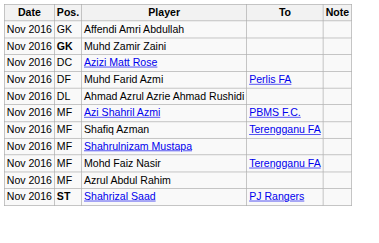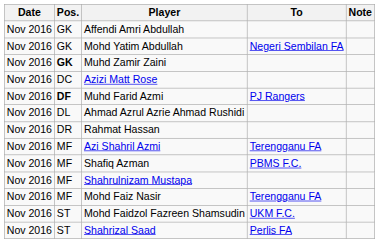+ row: (133, 46)
(64, 79) normal -> (64, 96) bold
(270, 79) Perlis FA -> (277, 96) PJ Rangers
+ row: (122, 130)
(275, 113) PBMS F.C. -> (286, 146) Terengganu FA
(285, 130) Terengganu FA -> (276, 163) PBMS F.C.
- row: (127, 180)
+ row: (164, 213)
(64, 197) bold -> (64, 230) normal
(277, 197) PJ Rangers -> (271, 230) Perlis FA
